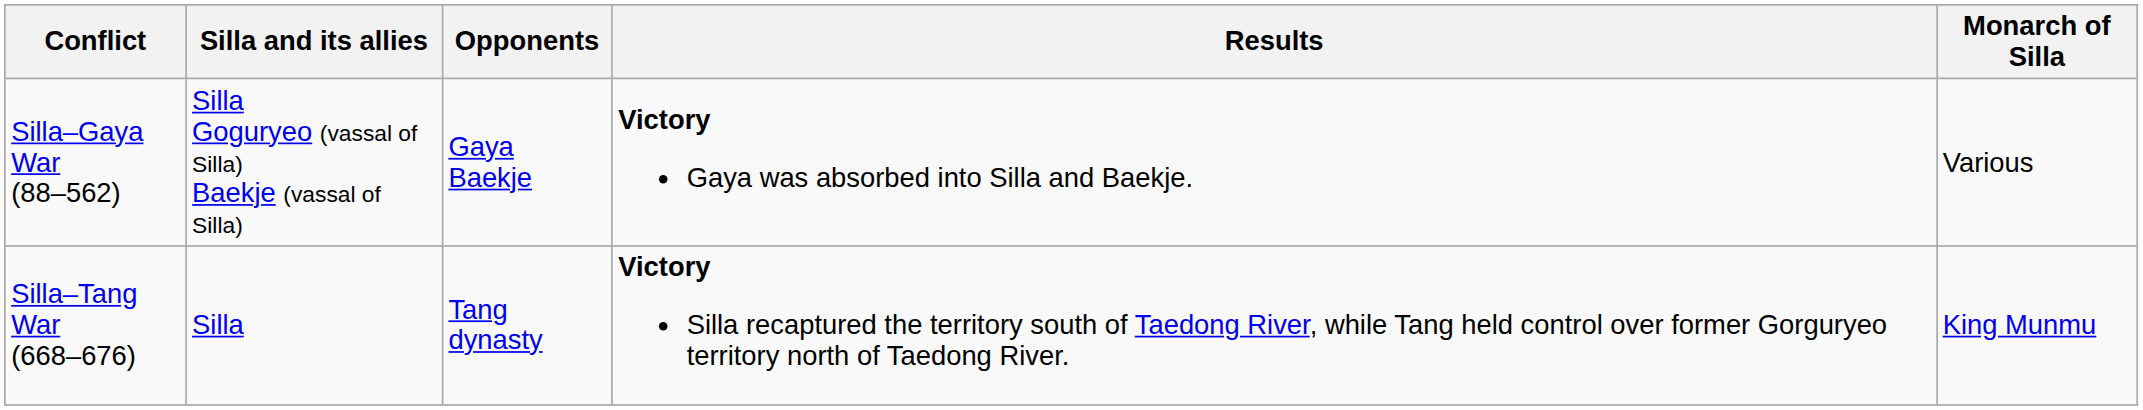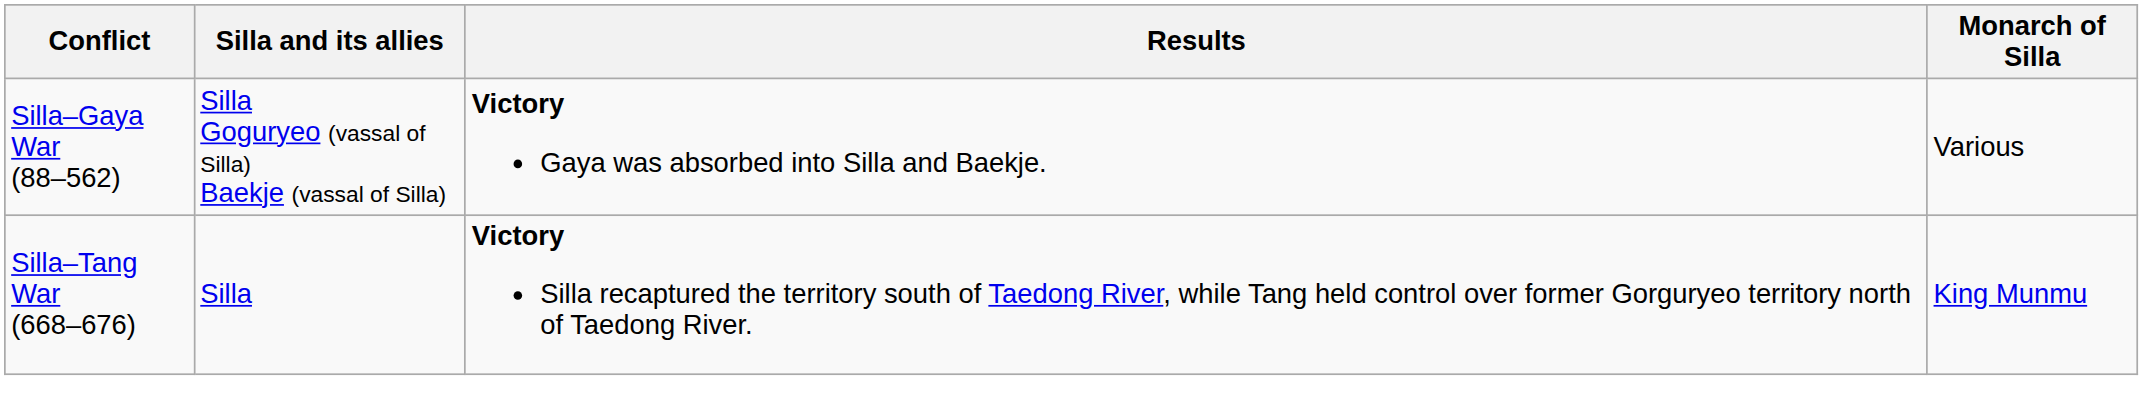- column: (527, 41)
